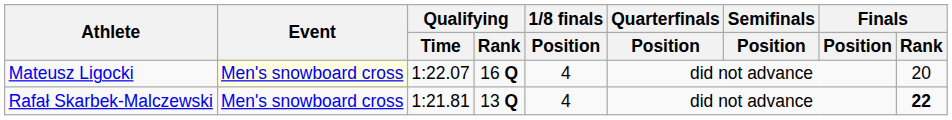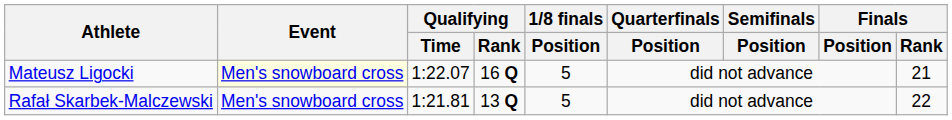(566, 74) 4 -> (566, 74) 5
(921, 74) 20 -> (921, 74) 21
(566, 101) 4 -> (566, 101) 5
(921, 101) bold -> (921, 101) normal
